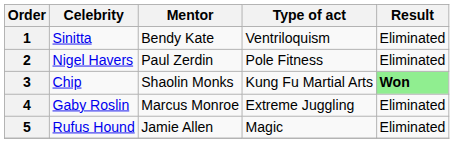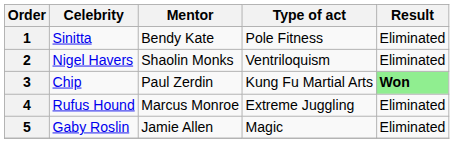(288, 37) Ventriloquism -> (284, 37) Pole Fitness
(177, 60) Paul Zerdin -> (187, 60) Shaolin Monks
(284, 60) Pole Fitness -> (288, 60) Ventriloquism
(187, 82) Shaolin Monks -> (177, 82) Paul Zerdin
(91, 104) Gaby Roslin -> (94, 104) Rufus Hound
(94, 127) Rufus Hound -> (91, 127) Gaby Roslin
